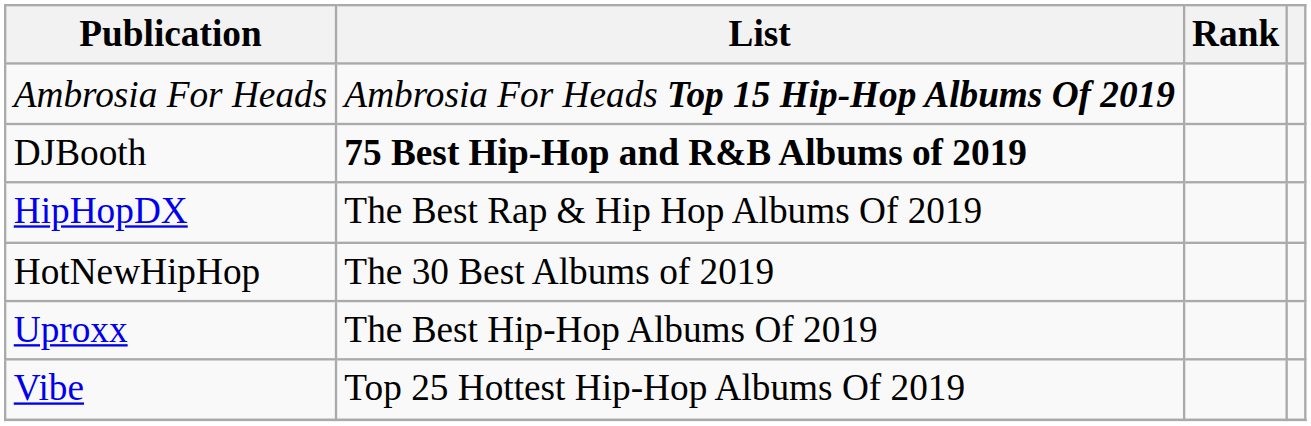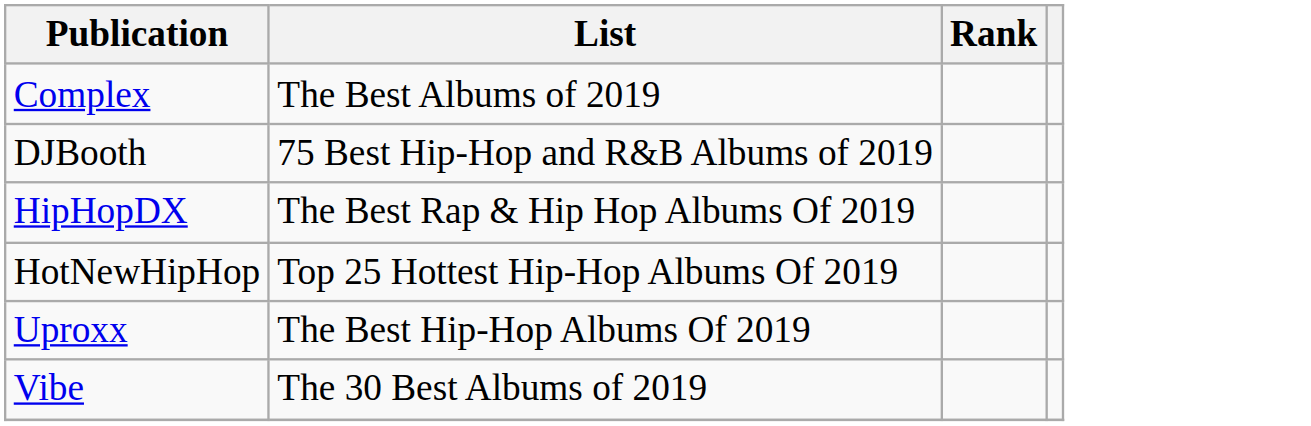- row: (170, 93)
+ row: (82, 93)
(686, 152) bold -> (605, 152) normal
(559, 270) The 30 Best Albums of 2019 -> (588, 270) Top 25 Hottest Hip-Hop Albums Of 2019
(655, 388) Top 25 Hottest Hip-Hop Albums Of 2019 -> (492, 388) The 30 Best Albums of 2019
